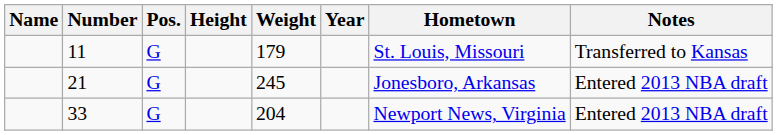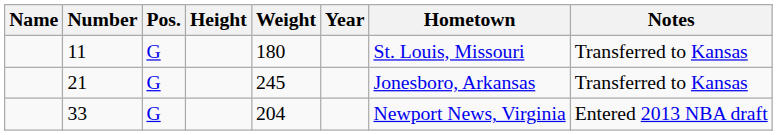(271, 51) 179 -> (271, 51) 180
(671, 82) Entered 2013 NBA draft -> (661, 82) Transferred to Kansas
